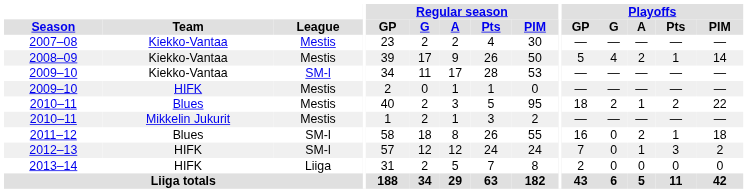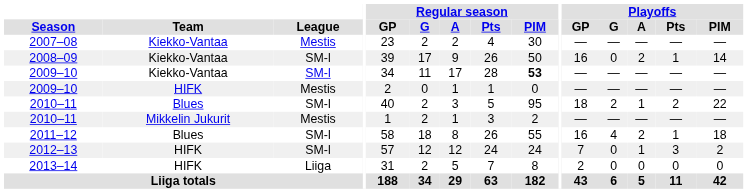(318, 58) Mestis -> (318, 58) SM-l
(581, 58) 5 -> (581, 58) 16
(614, 58) 4 -> (614, 58) 0
(535, 73) normal -> (535, 73) bold
(318, 104) Mestis -> (318, 104) SM-l
(614, 135) 0 -> (614, 135) 4
